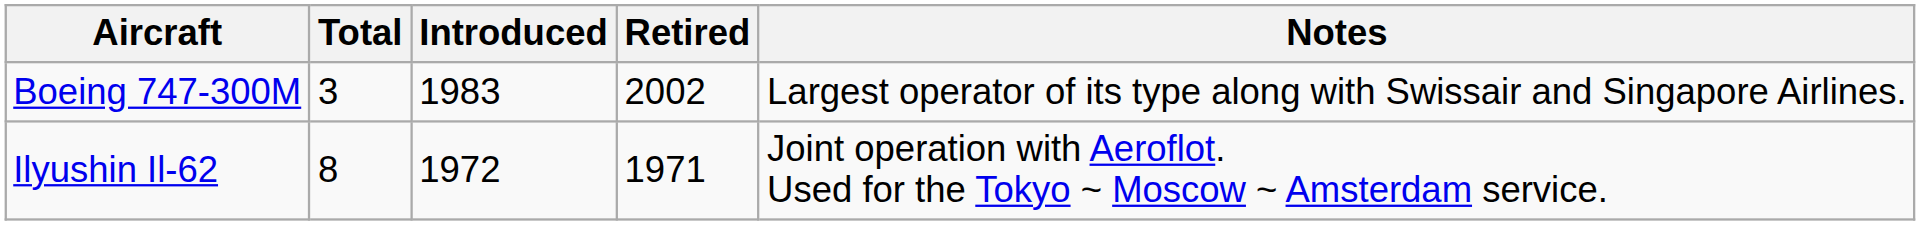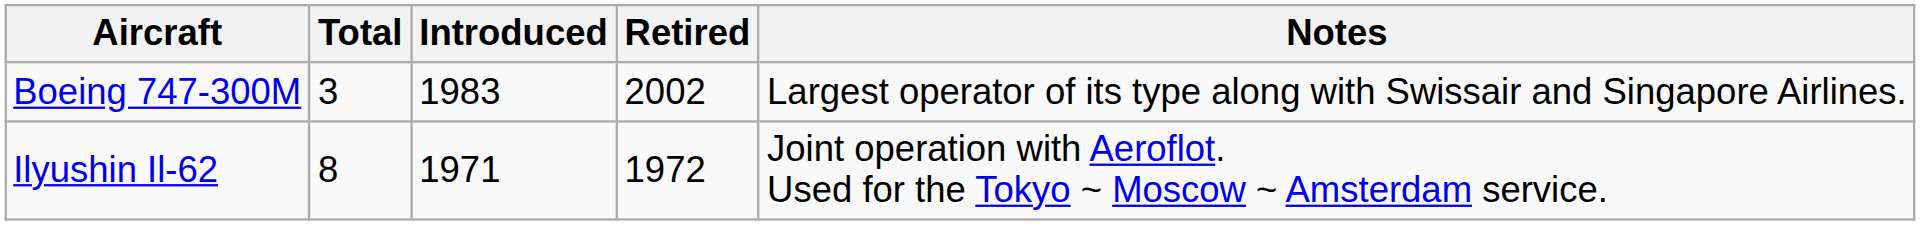(460, 169) 1972 -> (460, 169) 1971
(665, 169) 1971 -> (665, 169) 1972
